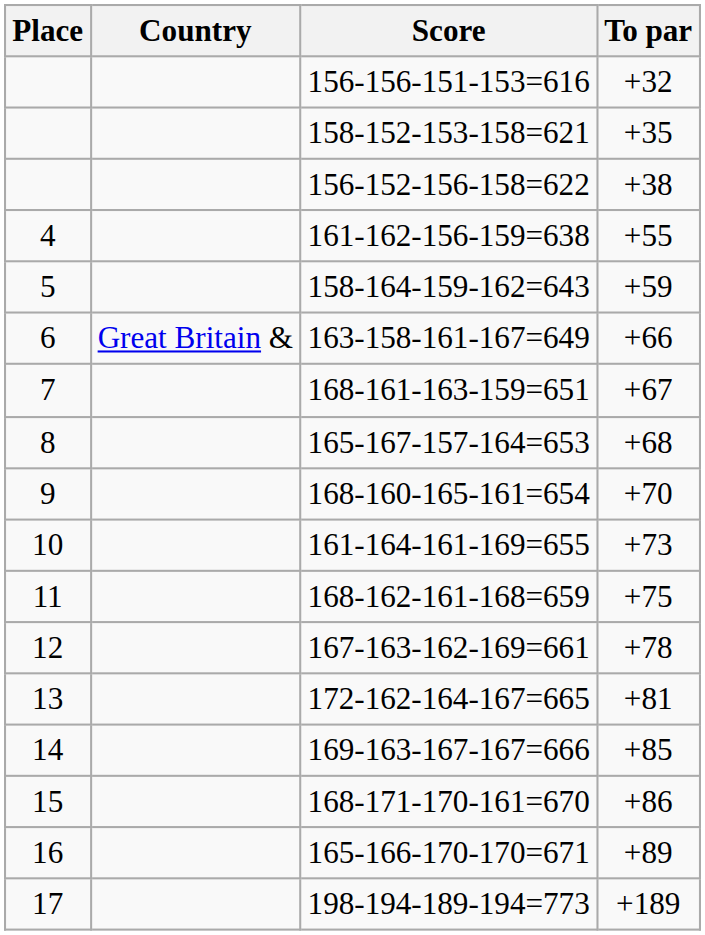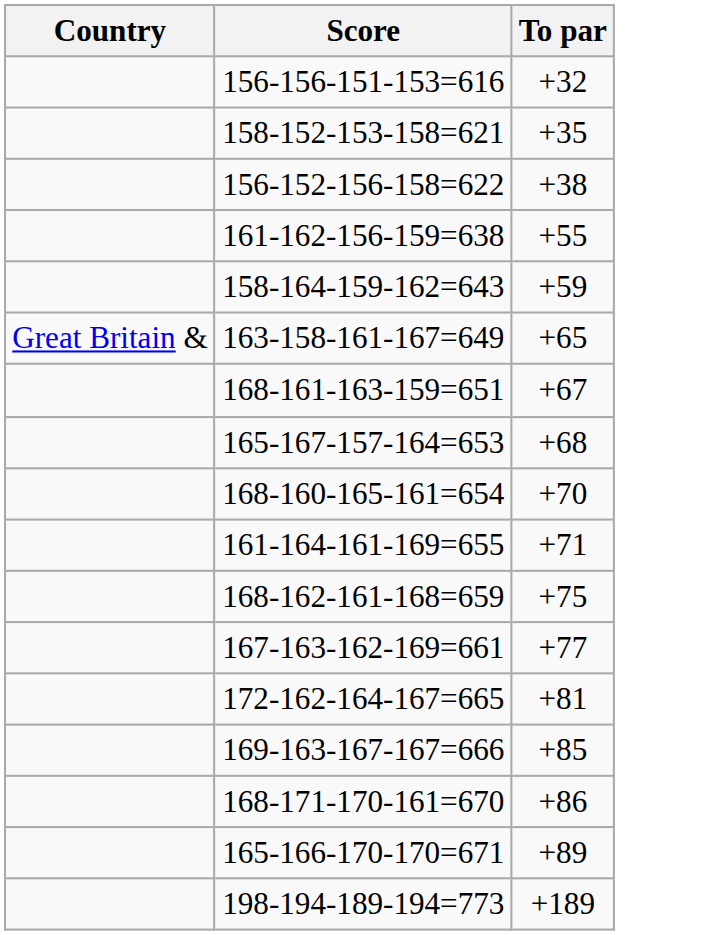- column: (48, 30)
(648, 338) +66 -> (563, 338) +65
(648, 544) +73 -> (563, 544) +71
(648, 646) +78 -> (563, 646) +77
